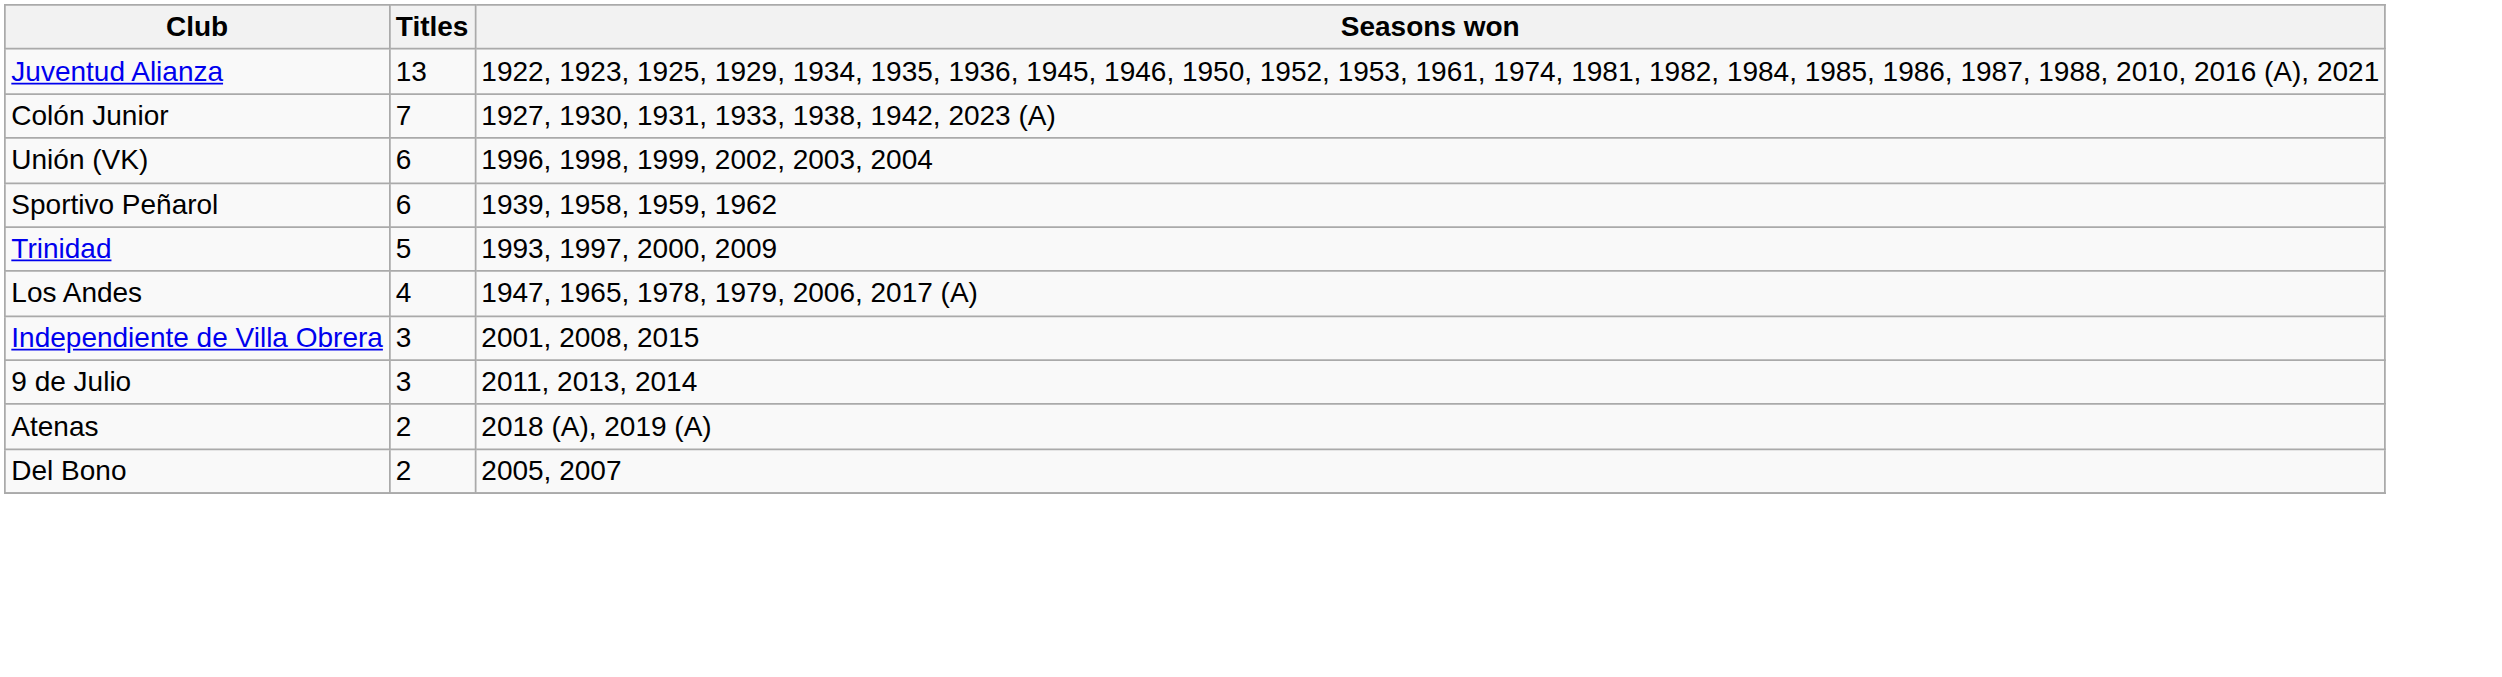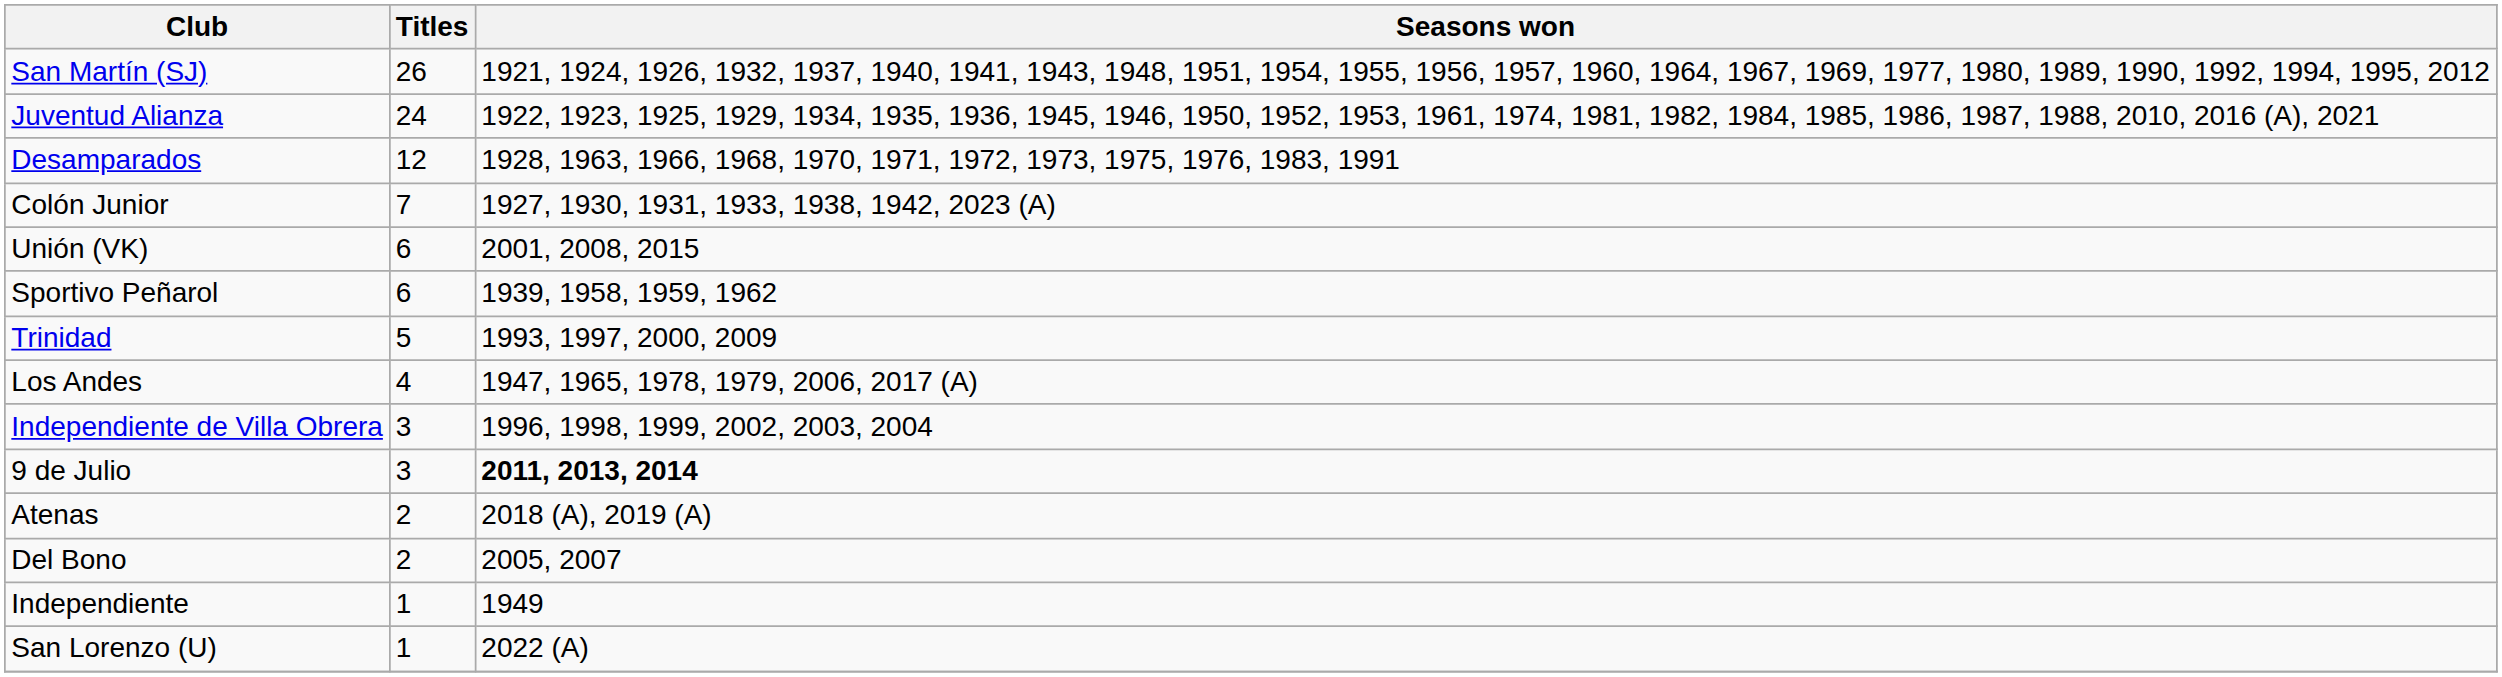+ row: (109, 71)
(411, 71) 13 -> (411, 115) 24
+ row: (106, 159)
(707, 159) 1996, 1998, 1999, 2002, 2003, 2004 -> (590, 248) 2001, 2008, 2015
(590, 337) 2001, 2008, 2015 -> (707, 426) 1996, 1998, 1999, 2002, 2003, 2004
(589, 381) normal -> (590, 470) bold
+ row: (100, 603)
+ row: (114, 648)
